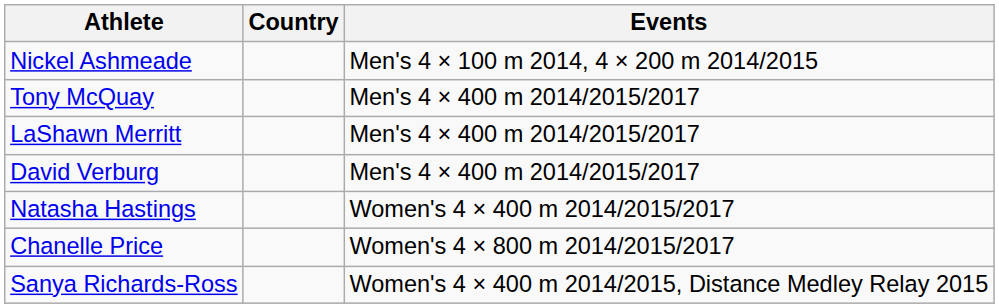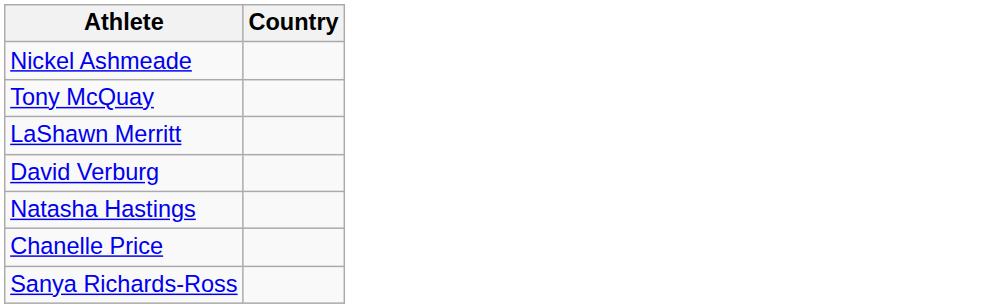- column: (669, 23)
